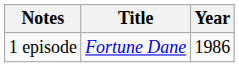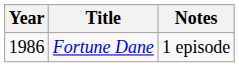columns swapped: (212, 18) <-> (43, 18)
